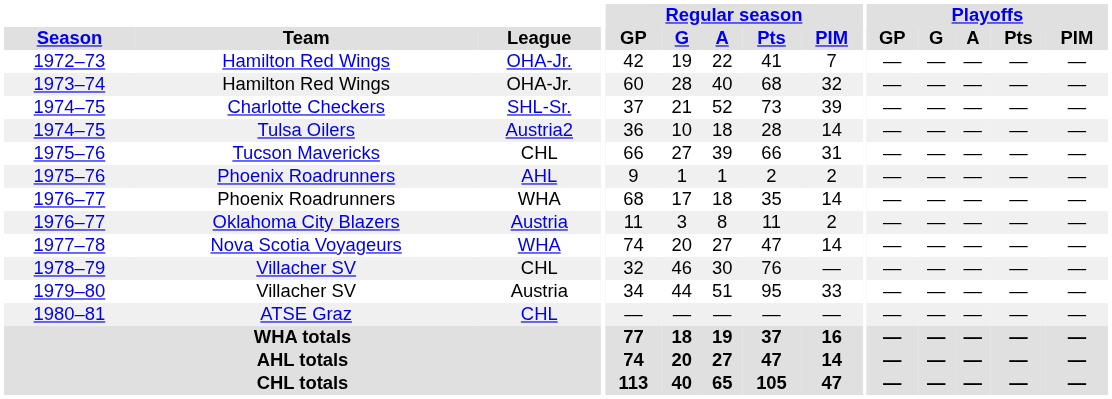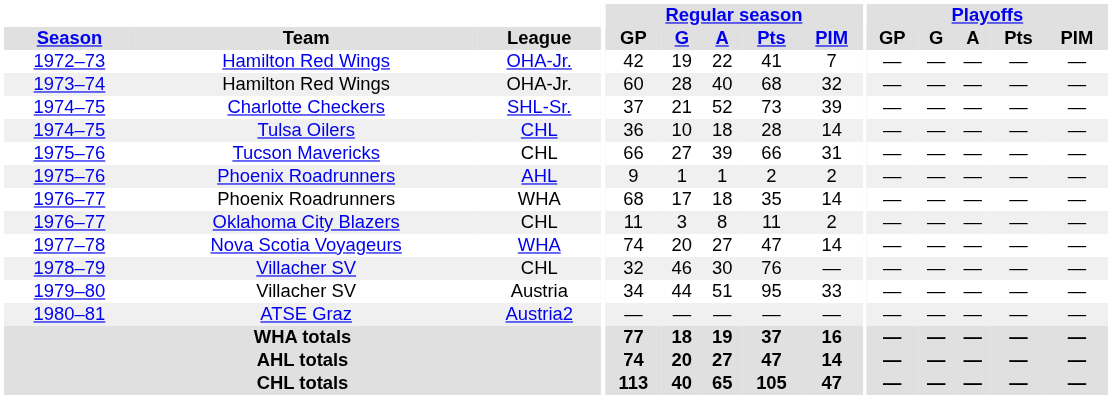(539, 130) Austria2 -> (539, 130) CHL
(539, 222) Austria -> (539, 222) CHL
(539, 314) CHL -> (539, 314) Austria2
